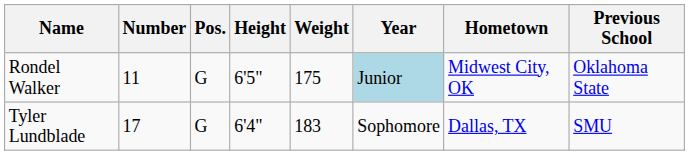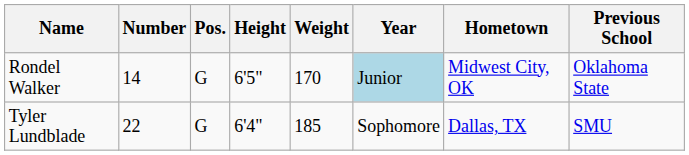(131, 77) 11 -> (132, 77) 14
(308, 77) 175 -> (308, 77) 170
(132, 125) 17 -> (132, 125) 22
(308, 125) 183 -> (308, 125) 185
